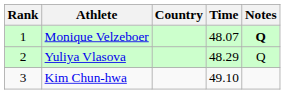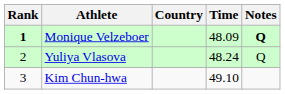(23, 36) normal -> (23, 36) bold
(224, 36) 48.07 -> (224, 36) 48.09
(224, 57) 48.29 -> (224, 57) 48.24
